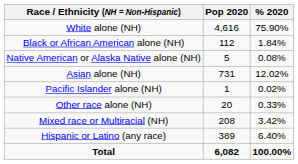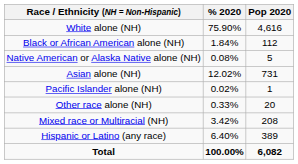columns swapped: (227, 12) <-> (272, 12)
